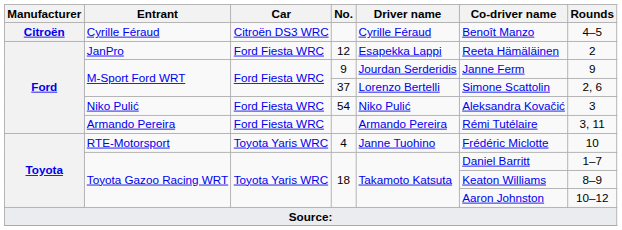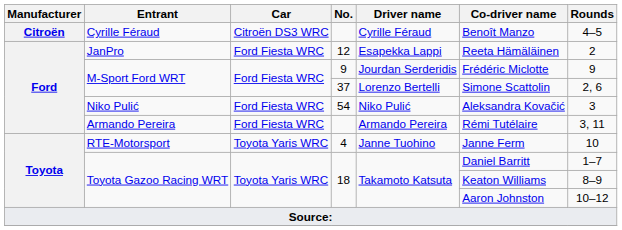(493, 69) Janne Ferm -> (505, 69) Frédéric Miclotte
(505, 142) Frédéric Miclotte -> (493, 142) Janne Ferm
